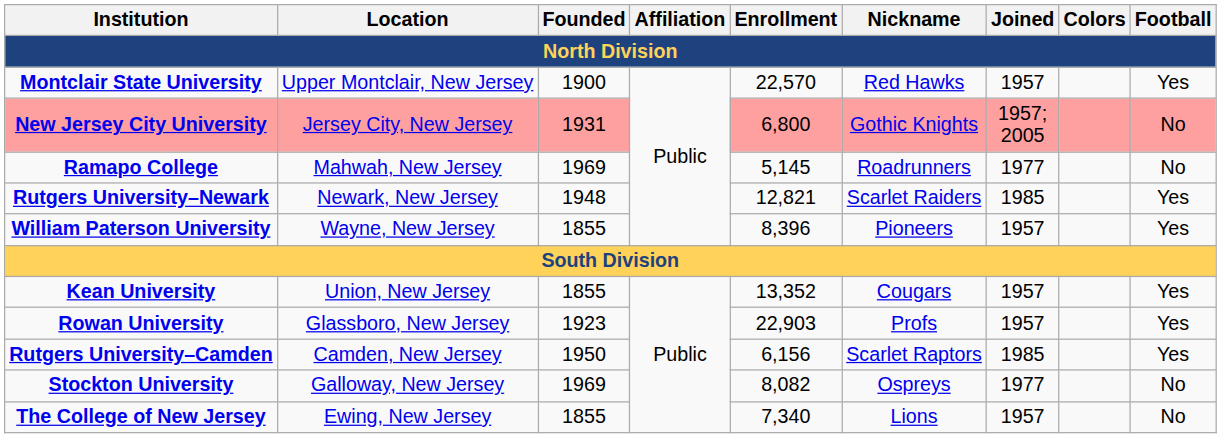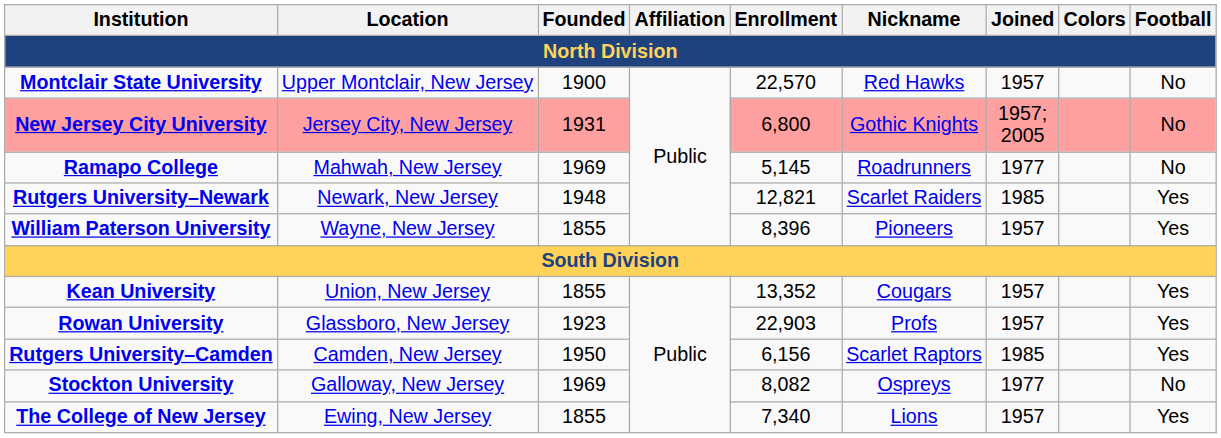(1173, 82) Yes -> (1173, 82) No
(1173, 416) No -> (1173, 416) Yes
